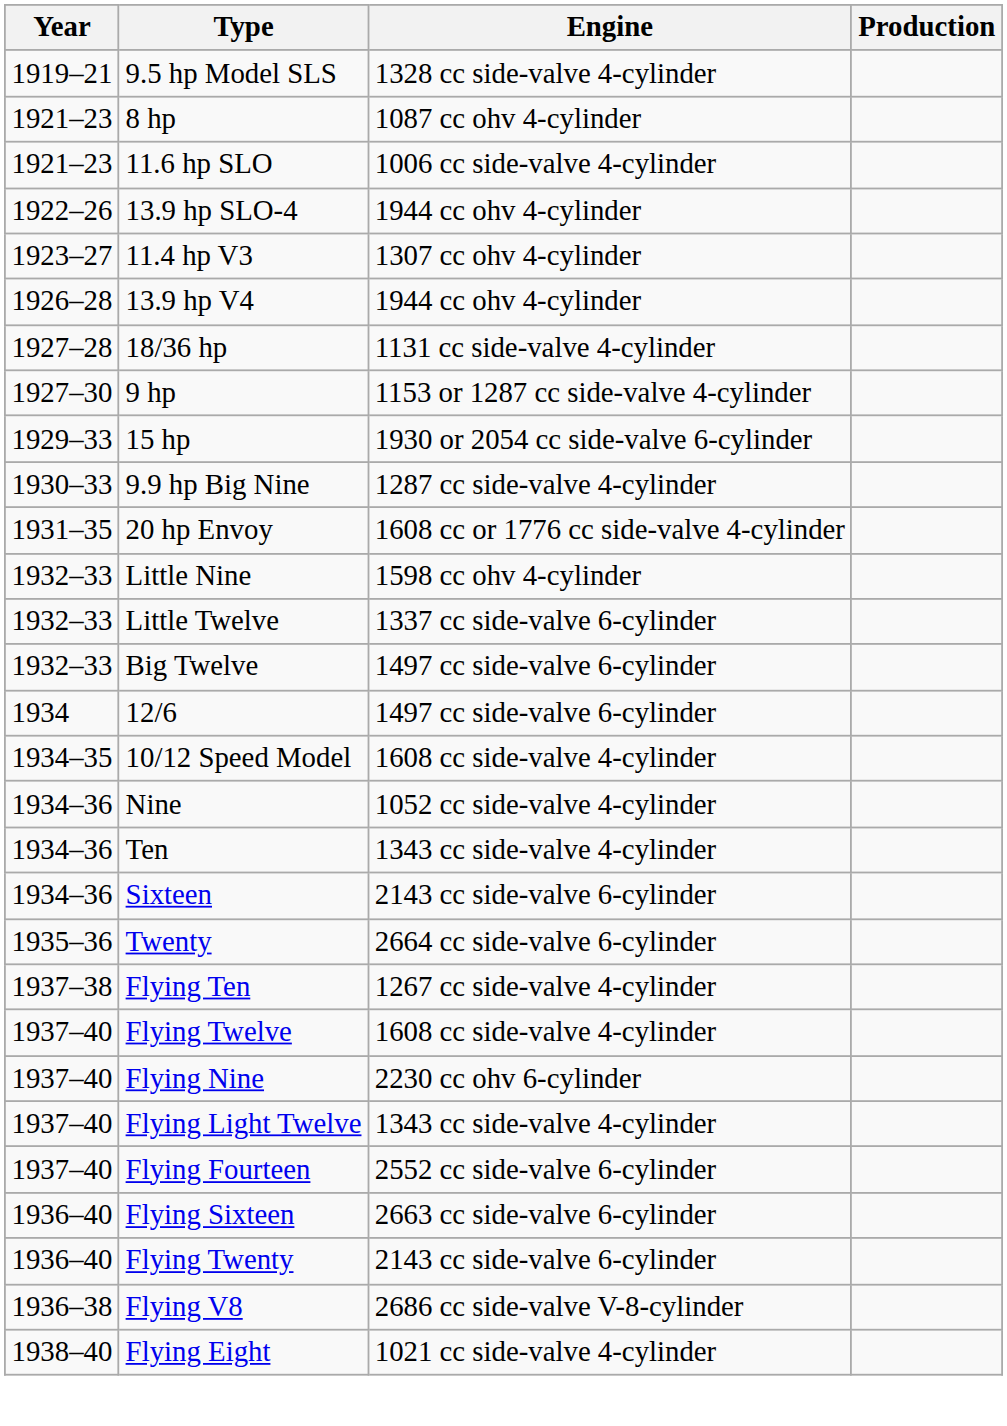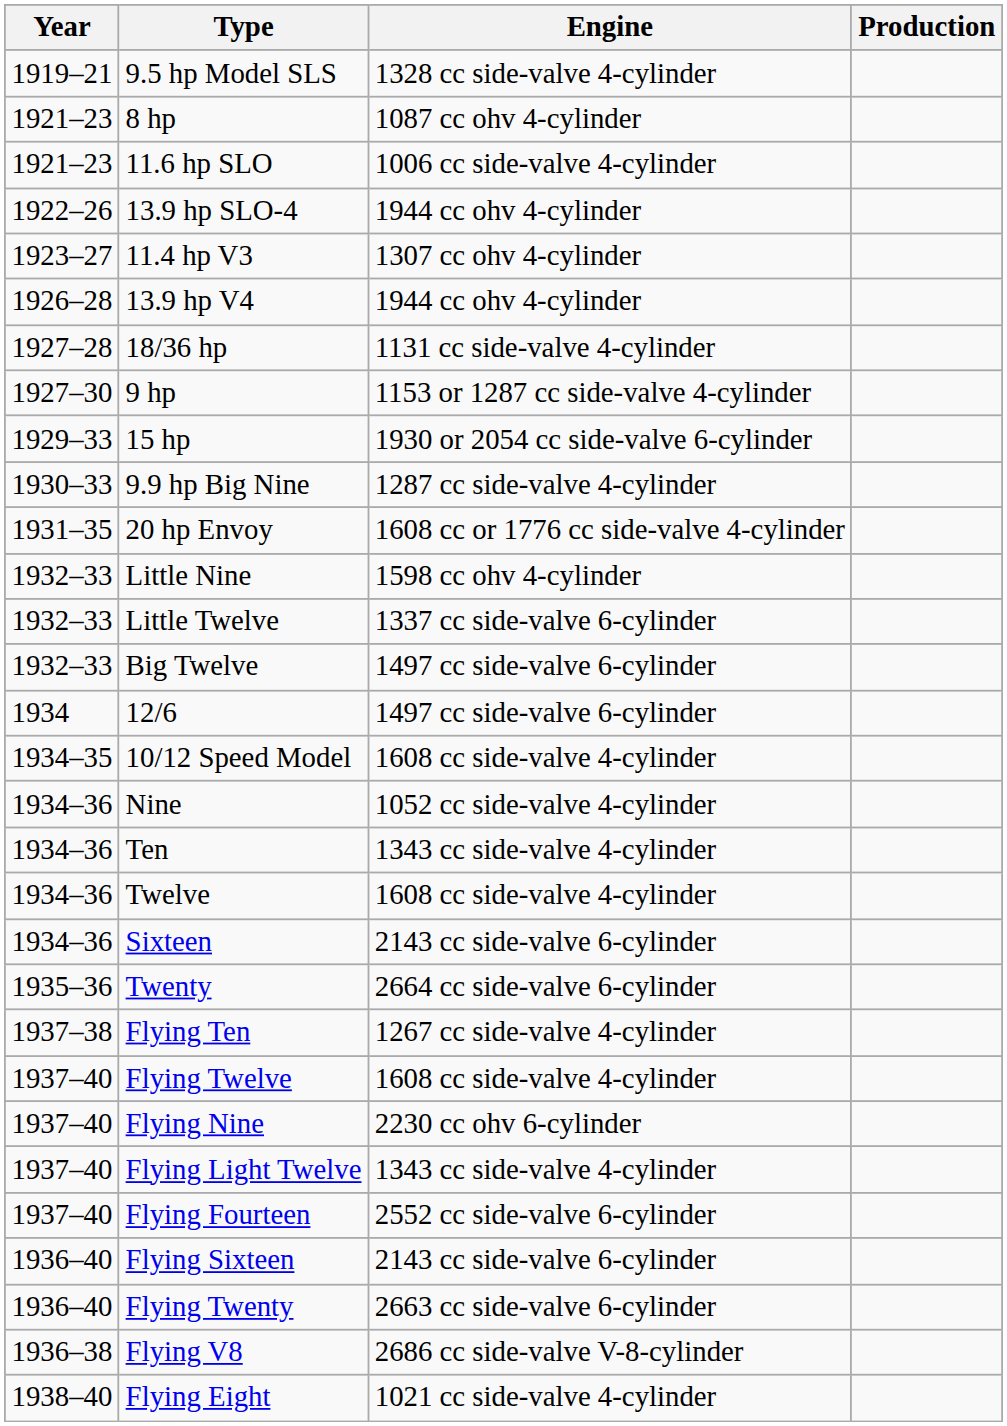+ row: (168, 895)
(545, 1214) 2663 cc side-valve 6-cylinder -> (545, 1260) 2143 cc side-valve 6-cylinder
(545, 1260) 2143 cc side-valve 6-cylinder -> (545, 1306) 2663 cc side-valve 6-cylinder
